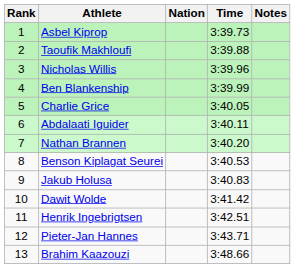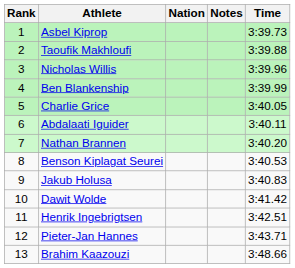columns swapped: (230, 13) <-> (271, 13)
